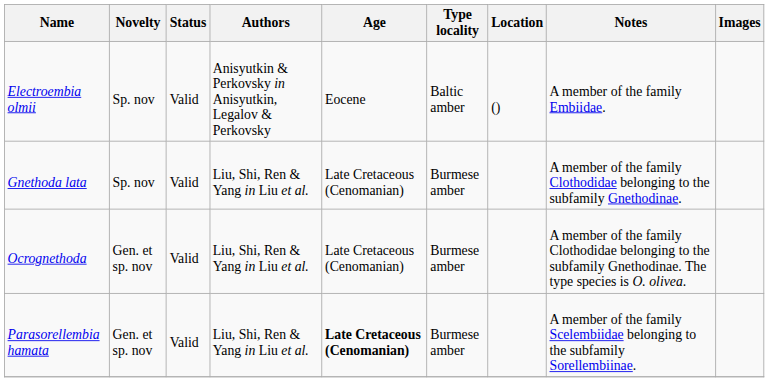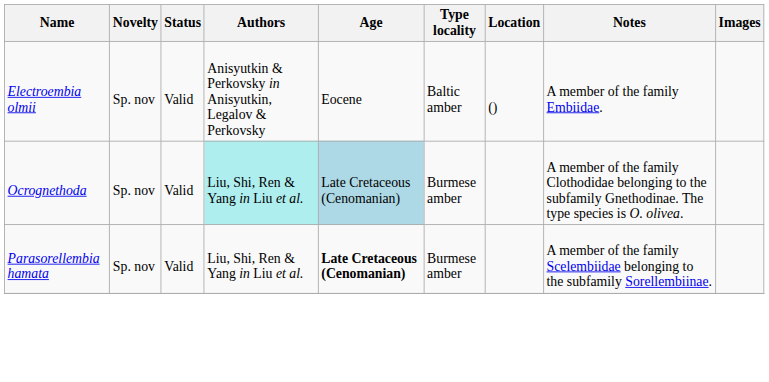- row: (47, 182)
(132, 258) Gen. et sp. nov -> (134, 190) Sp. nov
(261, 258) no background -> (255, 190) paleturquoise background
(370, 258) no background -> (366, 190) lightblue background
(132, 342) Gen. et sp. nov -> (134, 266) Sp. nov
